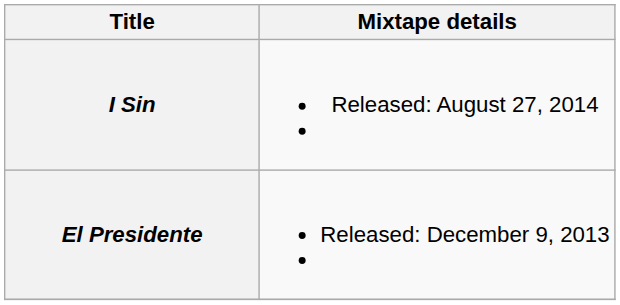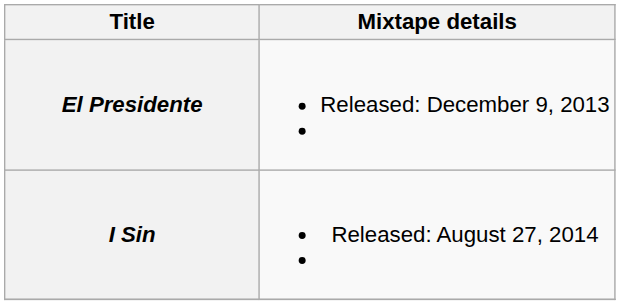rows swapped: (132, 234) <-> (132, 104)
